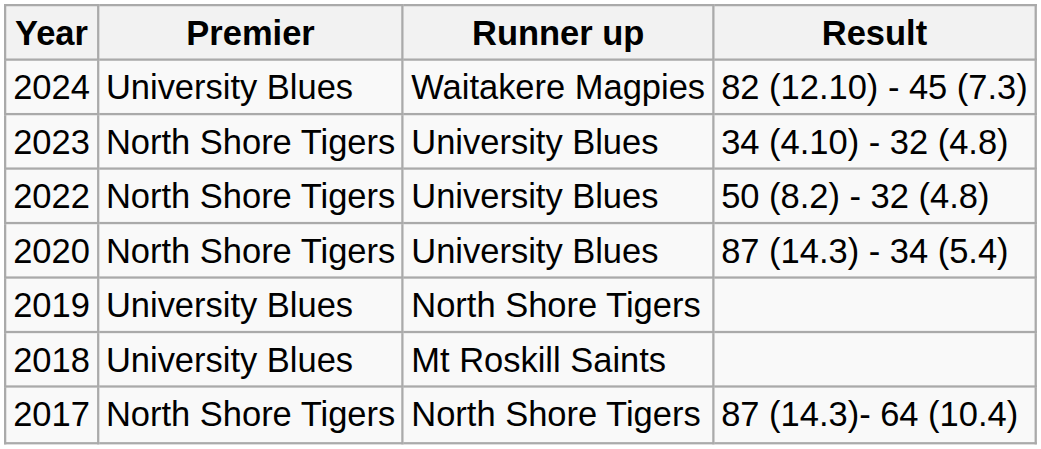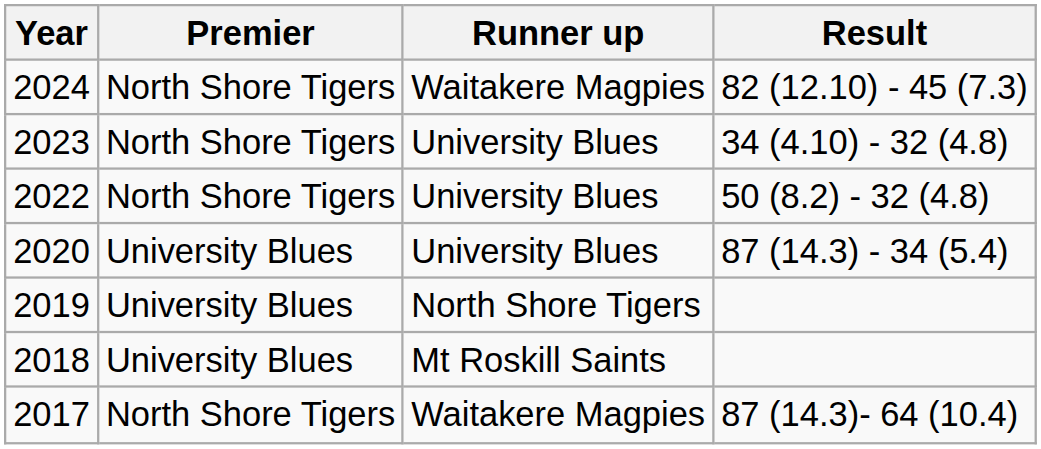(229, 87) University Blues -> (251, 87) North Shore Tigers
(251, 251) North Shore Tigers -> (229, 251) University Blues
(556, 415) North Shore Tigers -> (558, 415) Waitakere Magpies
